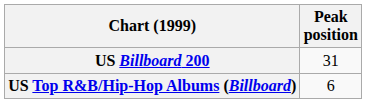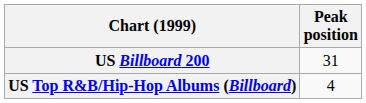(331, 85) 6 -> (331, 85) 4
